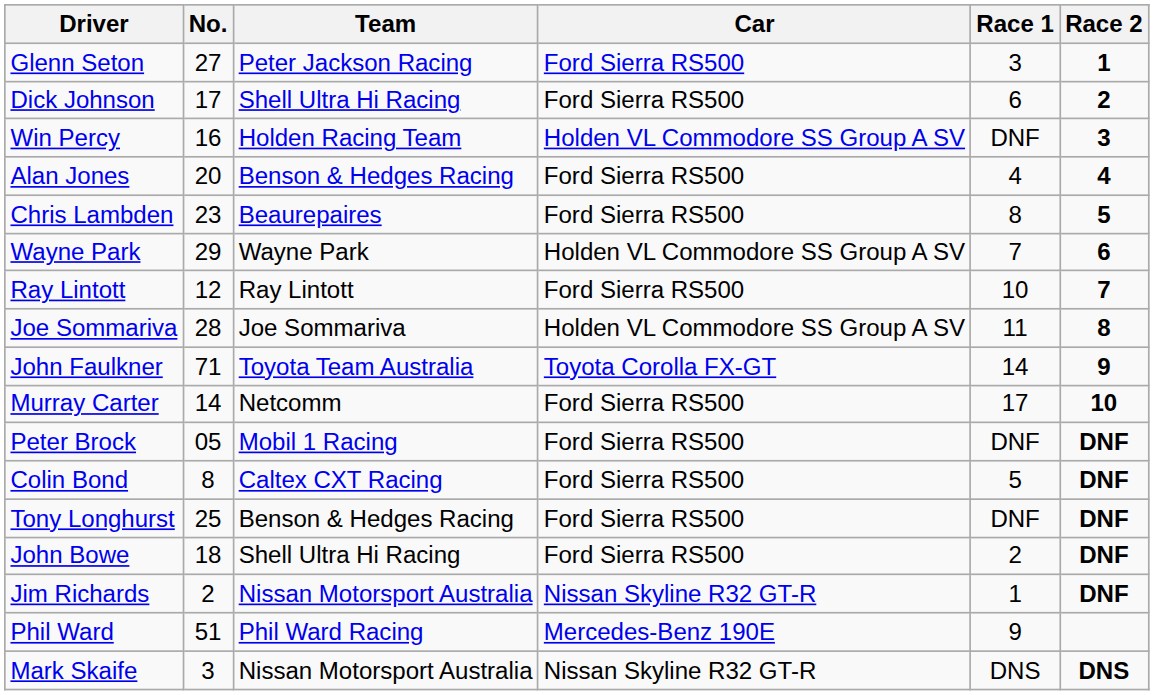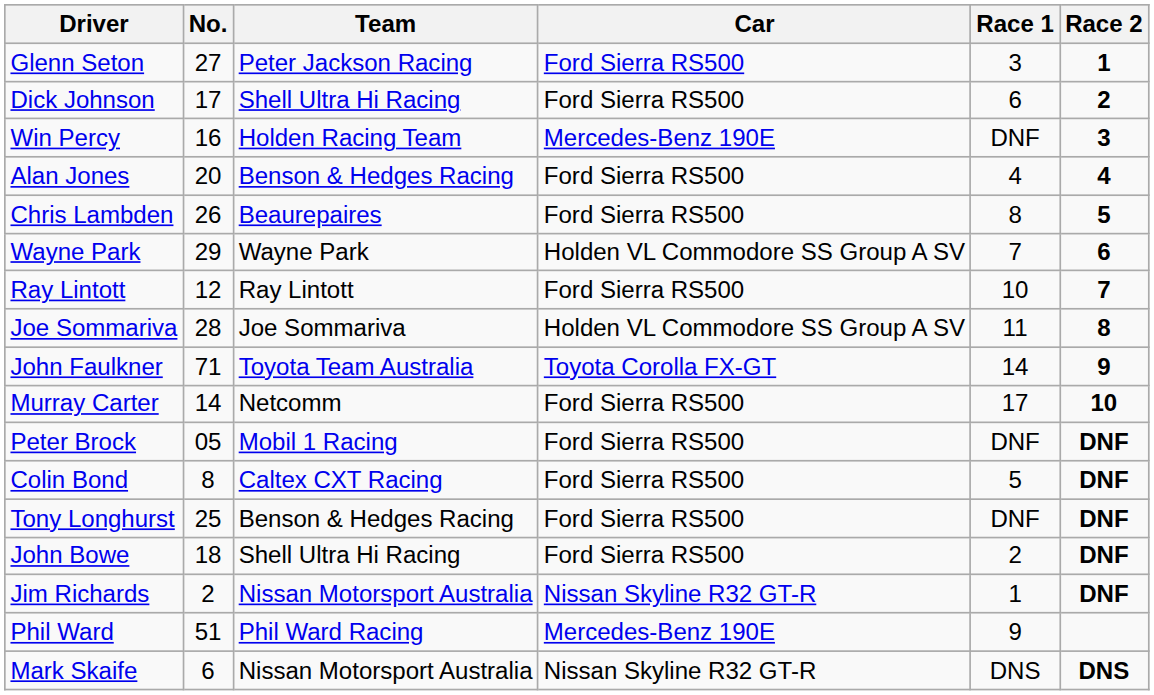(754, 138) Holden VL Commodore SS Group A SV -> (659, 138) Mercedes-Benz 190E
(208, 214) 23 -> (208, 214) 26
(208, 670) 3 -> (208, 670) 6
